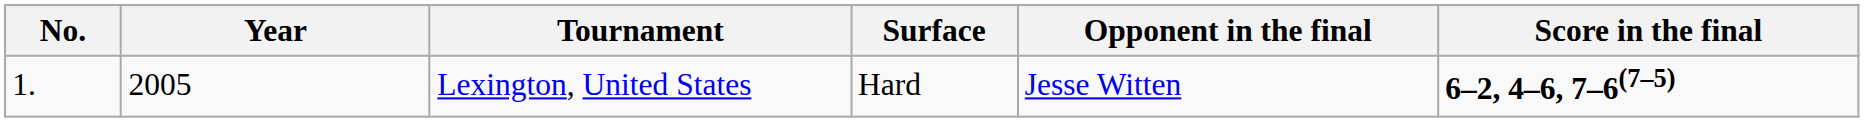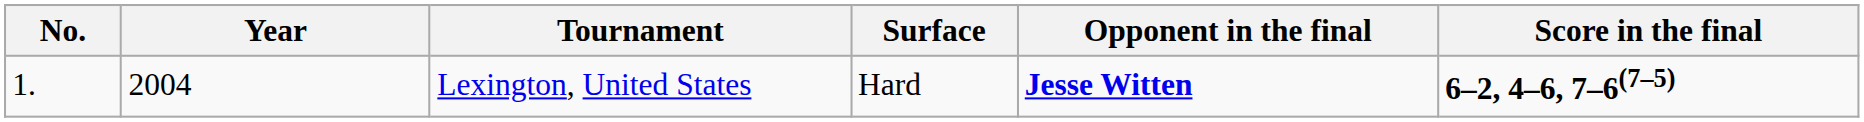(160, 84) 2005 -> (160, 84) 2004
(1103, 84) normal -> (1109, 84) bold
